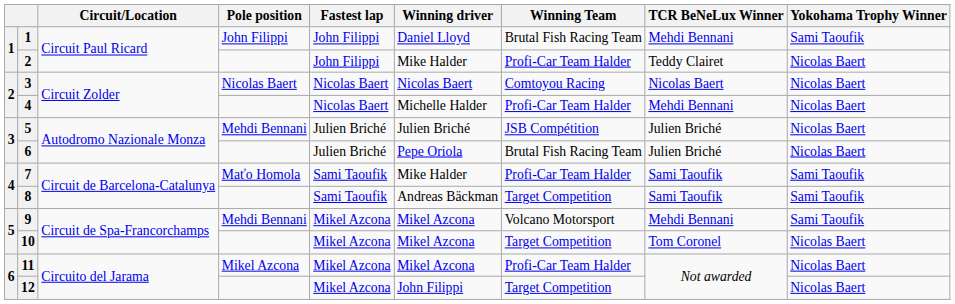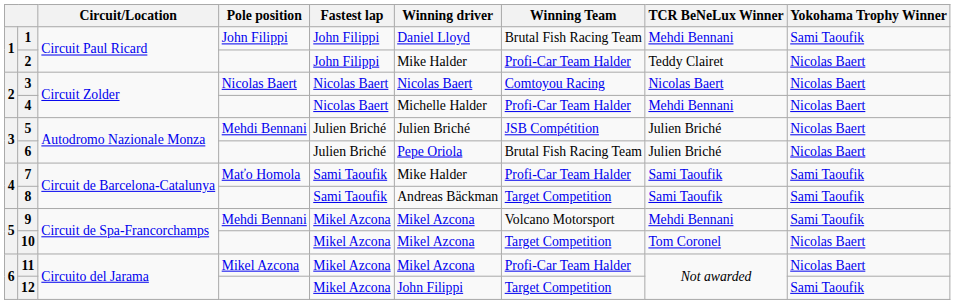(828, 287) Nicolas Baert -> (827, 287) Sami Taoufik
